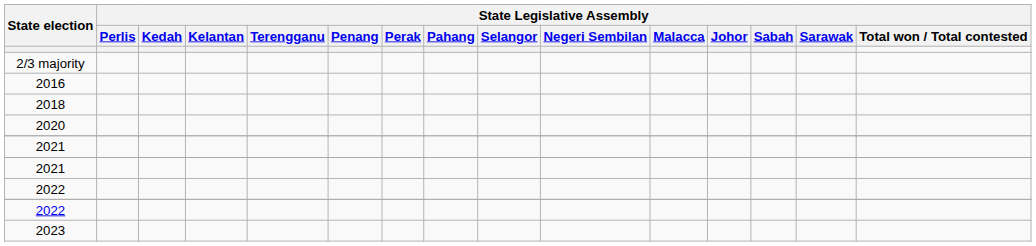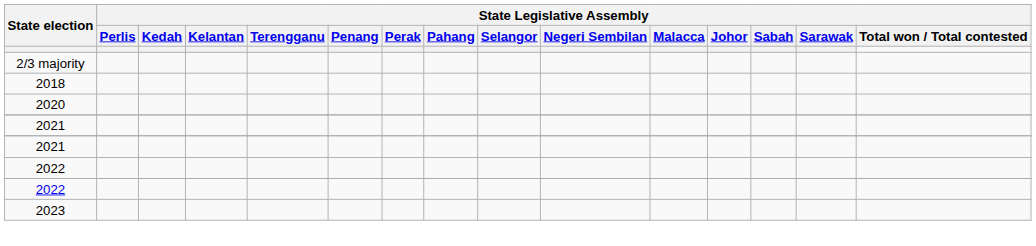- row: (50, 84)
